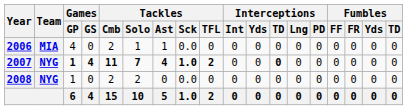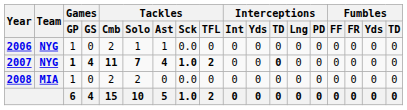(49, 46) MIA -> (49, 46) NYG
(73, 46) 4 -> (73, 46) 1
(49, 80) NYG -> (49, 80) MIA
